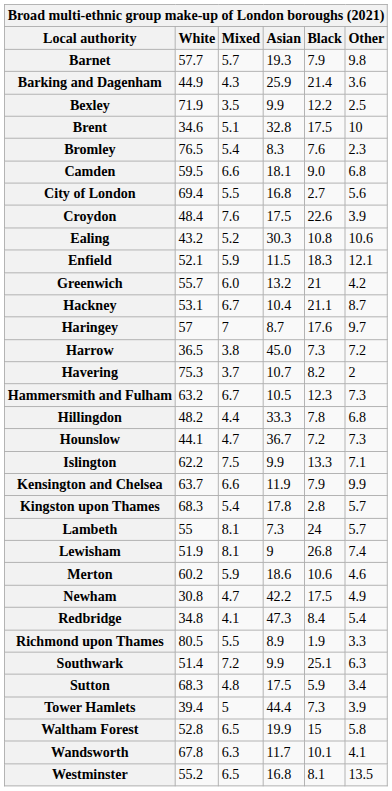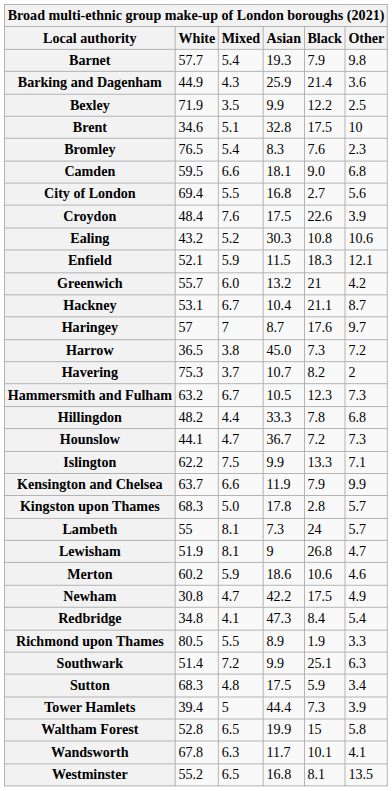(231, 60) 5.7 -> (231, 60) 5.4
(231, 506) 5.4 -> (231, 506) 5.0
(357, 551) 7.4 -> (357, 551) 4.7
